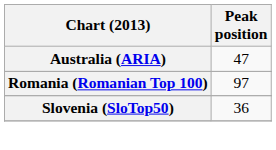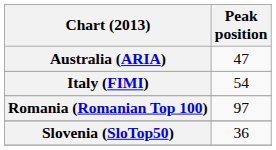+ row: (108, 83)
